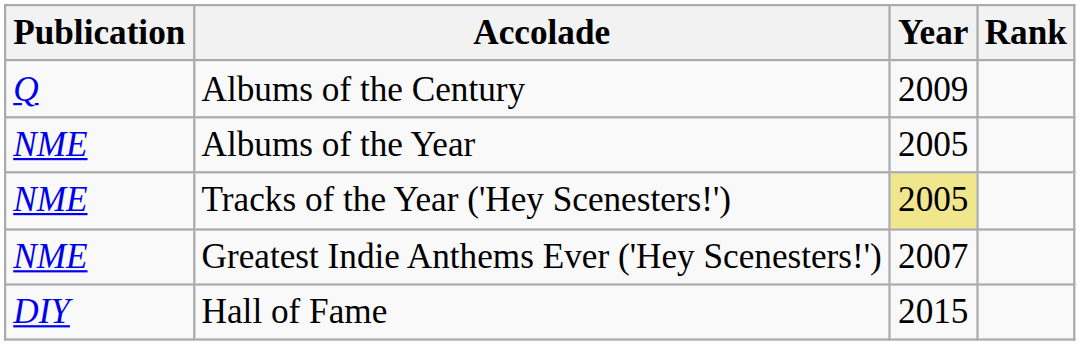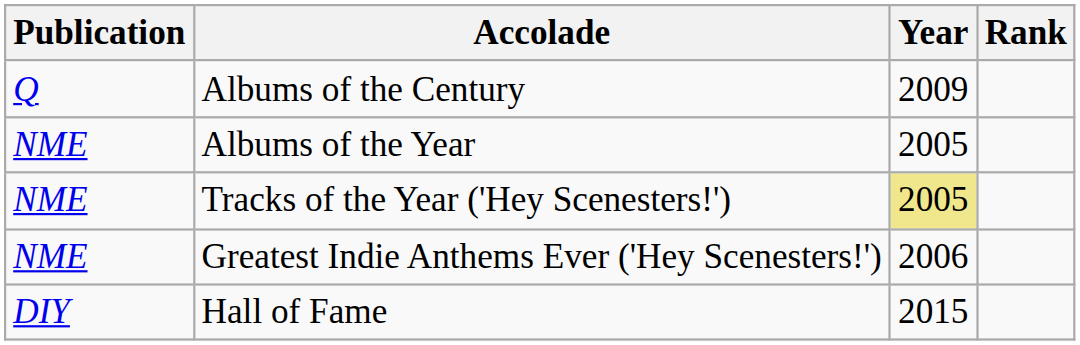(933, 255) 2007 -> (933, 255) 2006
